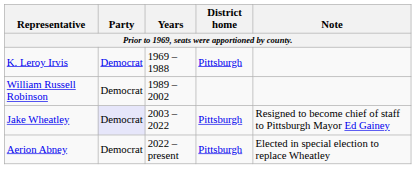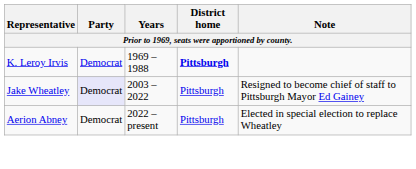(220, 62) normal -> (204, 62) bold
- row: (41, 91)
